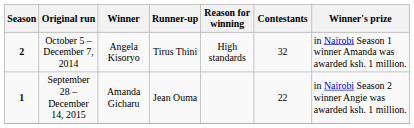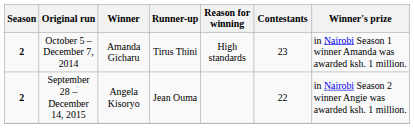(124, 52) Angela Kisoryo -> (124, 52) Amanda Gicharu
(283, 52) 32 -> (283, 52) 23
(22, 98) 1 -> (22, 98) 2
(124, 98) Amanda Gicharu -> (124, 98) Angela Kisoryo
